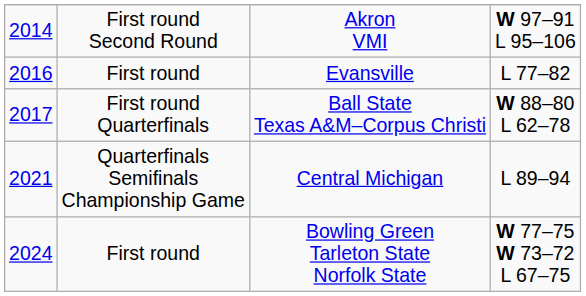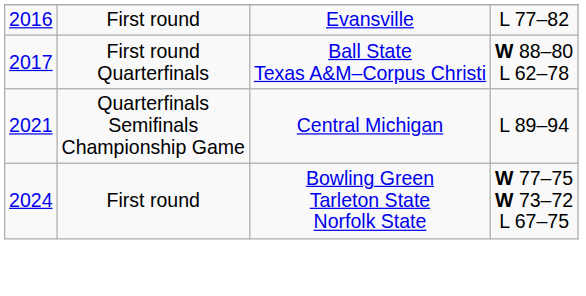- row: (370, 30)
